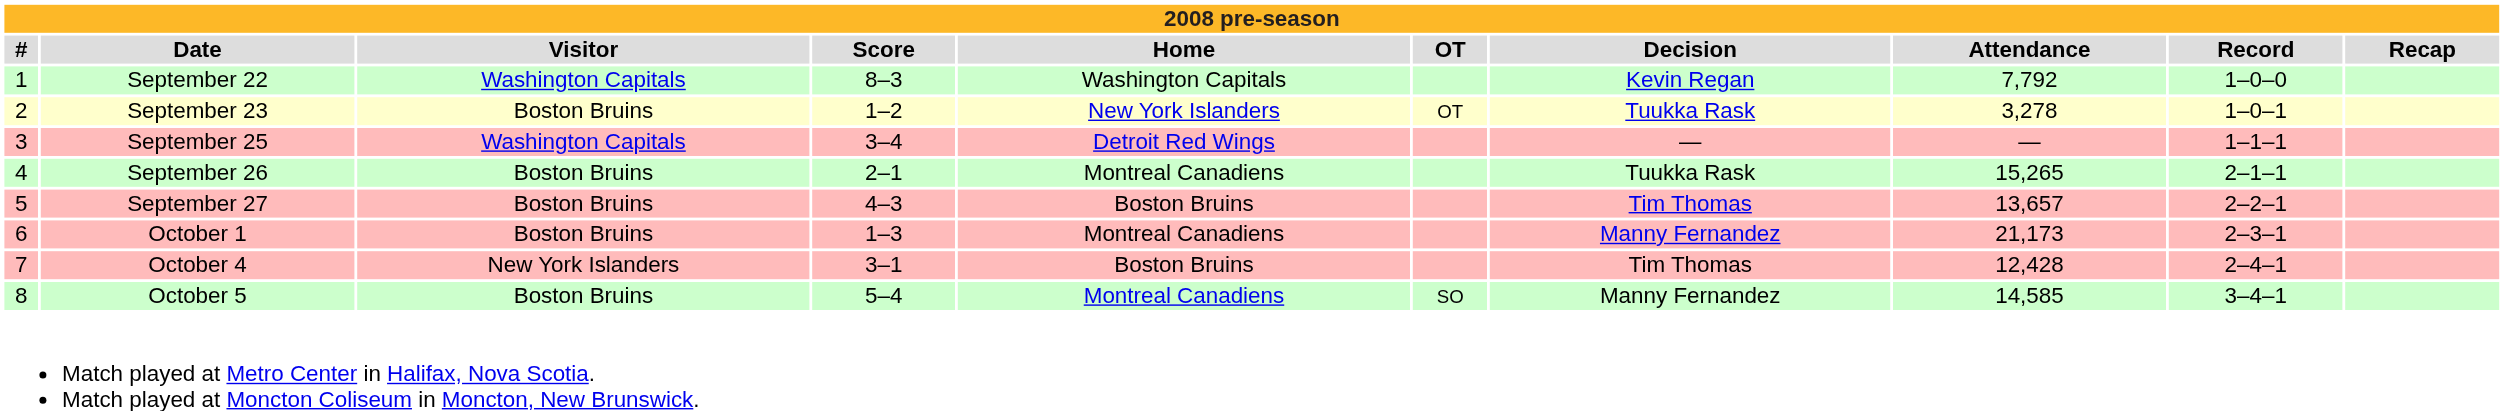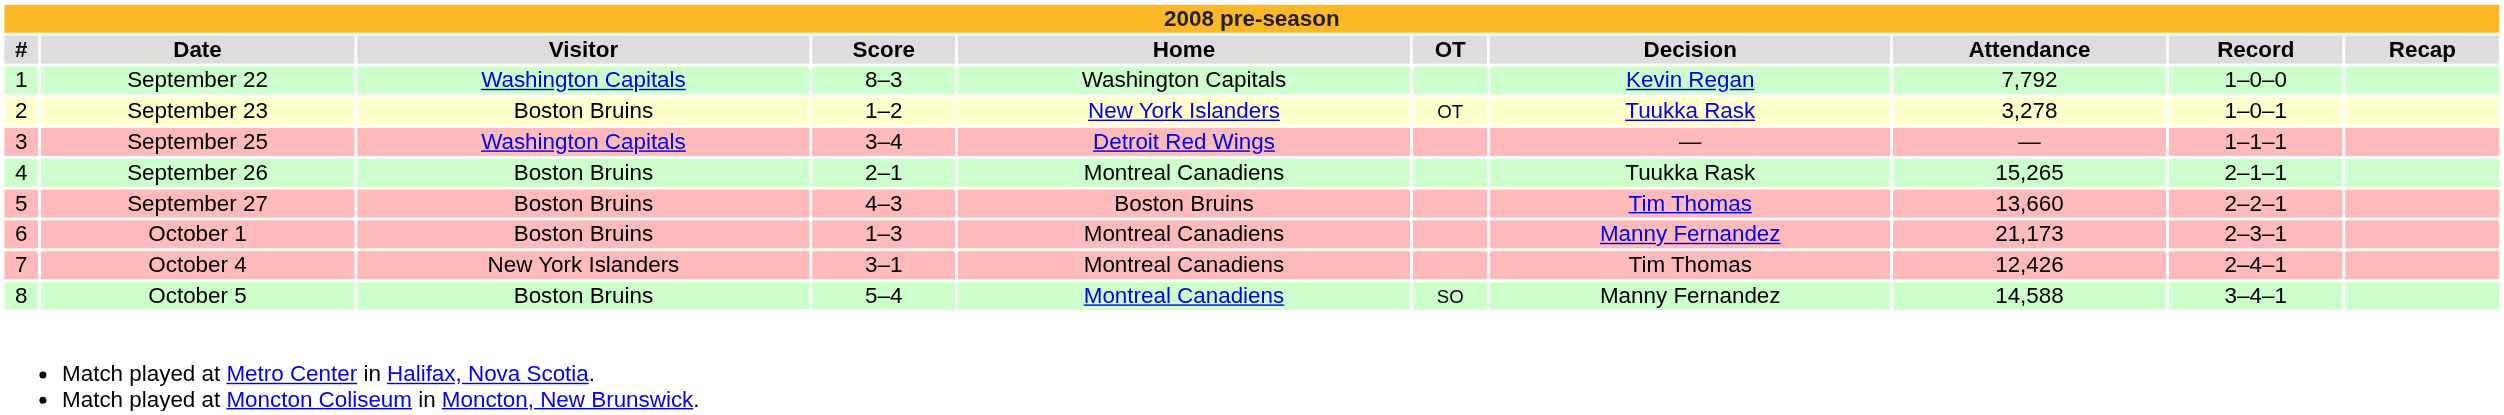(2029, 203) 13,657 -> (2029, 203) 13,660
(1184, 264) Boston Bruins -> (1184, 264) Montreal Canadiens
(2029, 264) 12,428 -> (2029, 264) 12,426
(2029, 295) 14,585 -> (2029, 295) 14,588
